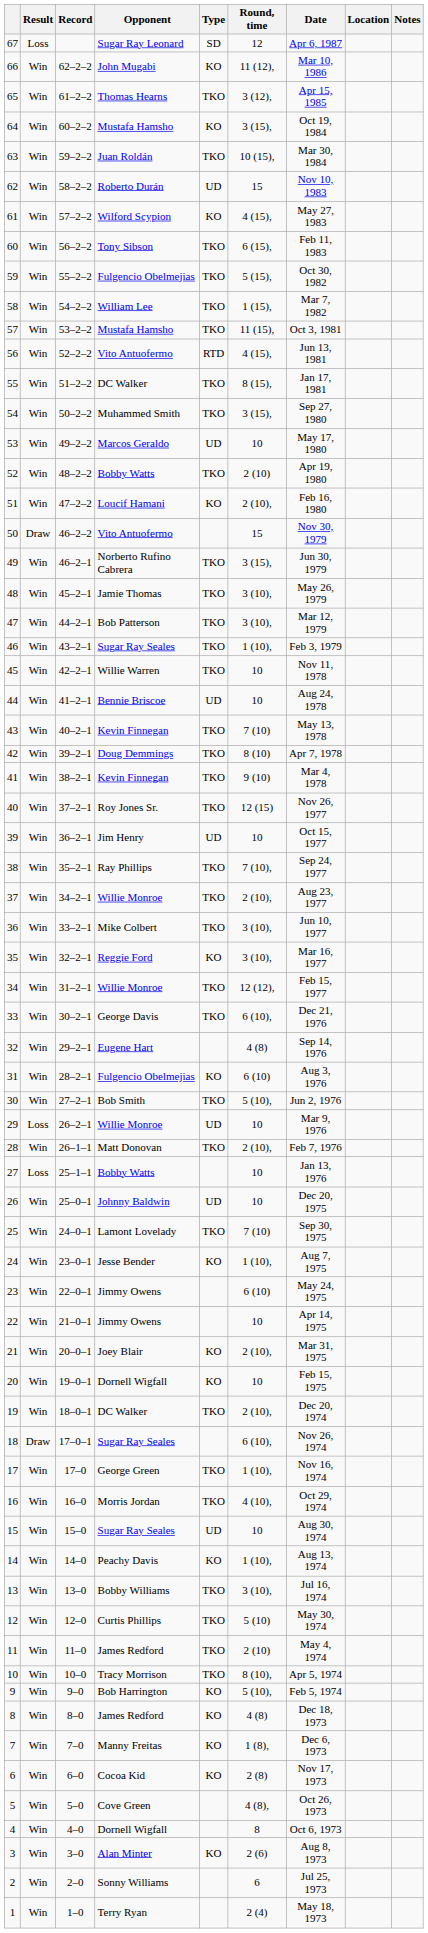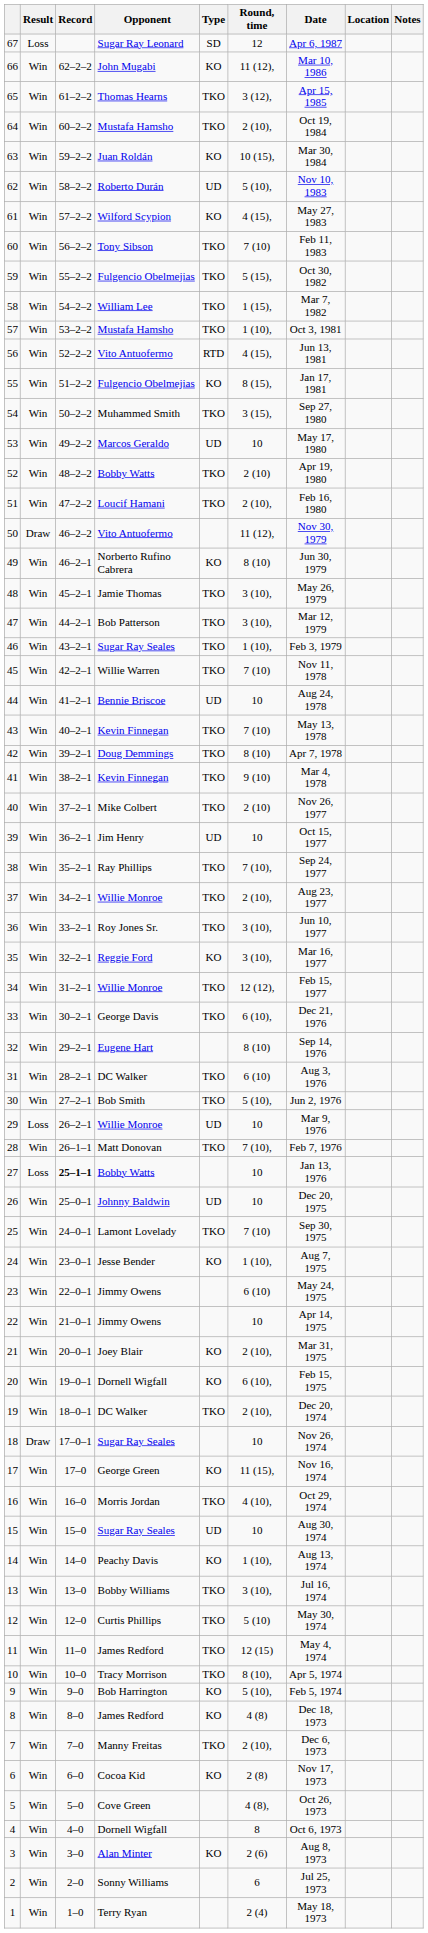(214, 126) KO -> (214, 126) TKO
(257, 126) 3 (15), -> (257, 126) 2 (10),
(214, 156) TKO -> (214, 156) KO
(257, 186) 15 -> (257, 186) 5 (10),
(257, 246) 6 (15), -> (257, 246) 7 (10)
(257, 330) 11 (15), -> (257, 330) 1 (10),
(122, 383) DC Walker -> (146, 383) Fulgencio Obelmejias
(214, 383) TKO -> (214, 383) KO
(214, 503) KO -> (214, 503) TKO
(257, 533) 15 -> (257, 533) 11 (12),
(214, 563) TKO -> (214, 563) KO
(257, 563) 3 (15), -> (257, 563) 8 (10)
(257, 670) 10 -> (257, 670) 7 (10)
(128, 807) Roy Jones Sr. -> (127, 807) Mike Colbert
(257, 807) 12 (15) -> (257, 807) 2 (10)
(127, 927) Mike Colbert -> (128, 927) Roy Jones Sr.
(257, 1047) 4 (8) -> (257, 1047) 8 (10)
(146, 1077) Fulgencio Obelmejias -> (122, 1077) DC Walker
(214, 1077) KO -> (214, 1077) TKO
(257, 1148) 2 (10), -> (257, 1148) 7 (10),
(75, 1172) normal -> (75, 1172) bold
(257, 1381) 10 -> (257, 1381) 6 (10),
(257, 1441) 6 (10), -> (257, 1441) 10
(214, 1471) TKO -> (214, 1471) KO
(257, 1471) 1 (10), -> (257, 1471) 11 (15),
(257, 1650) 2 (10) -> (257, 1650) 12 (15)
(214, 1745) KO -> (214, 1745) TKO
(257, 1745) 1 (8), -> (257, 1745) 2 (10),
